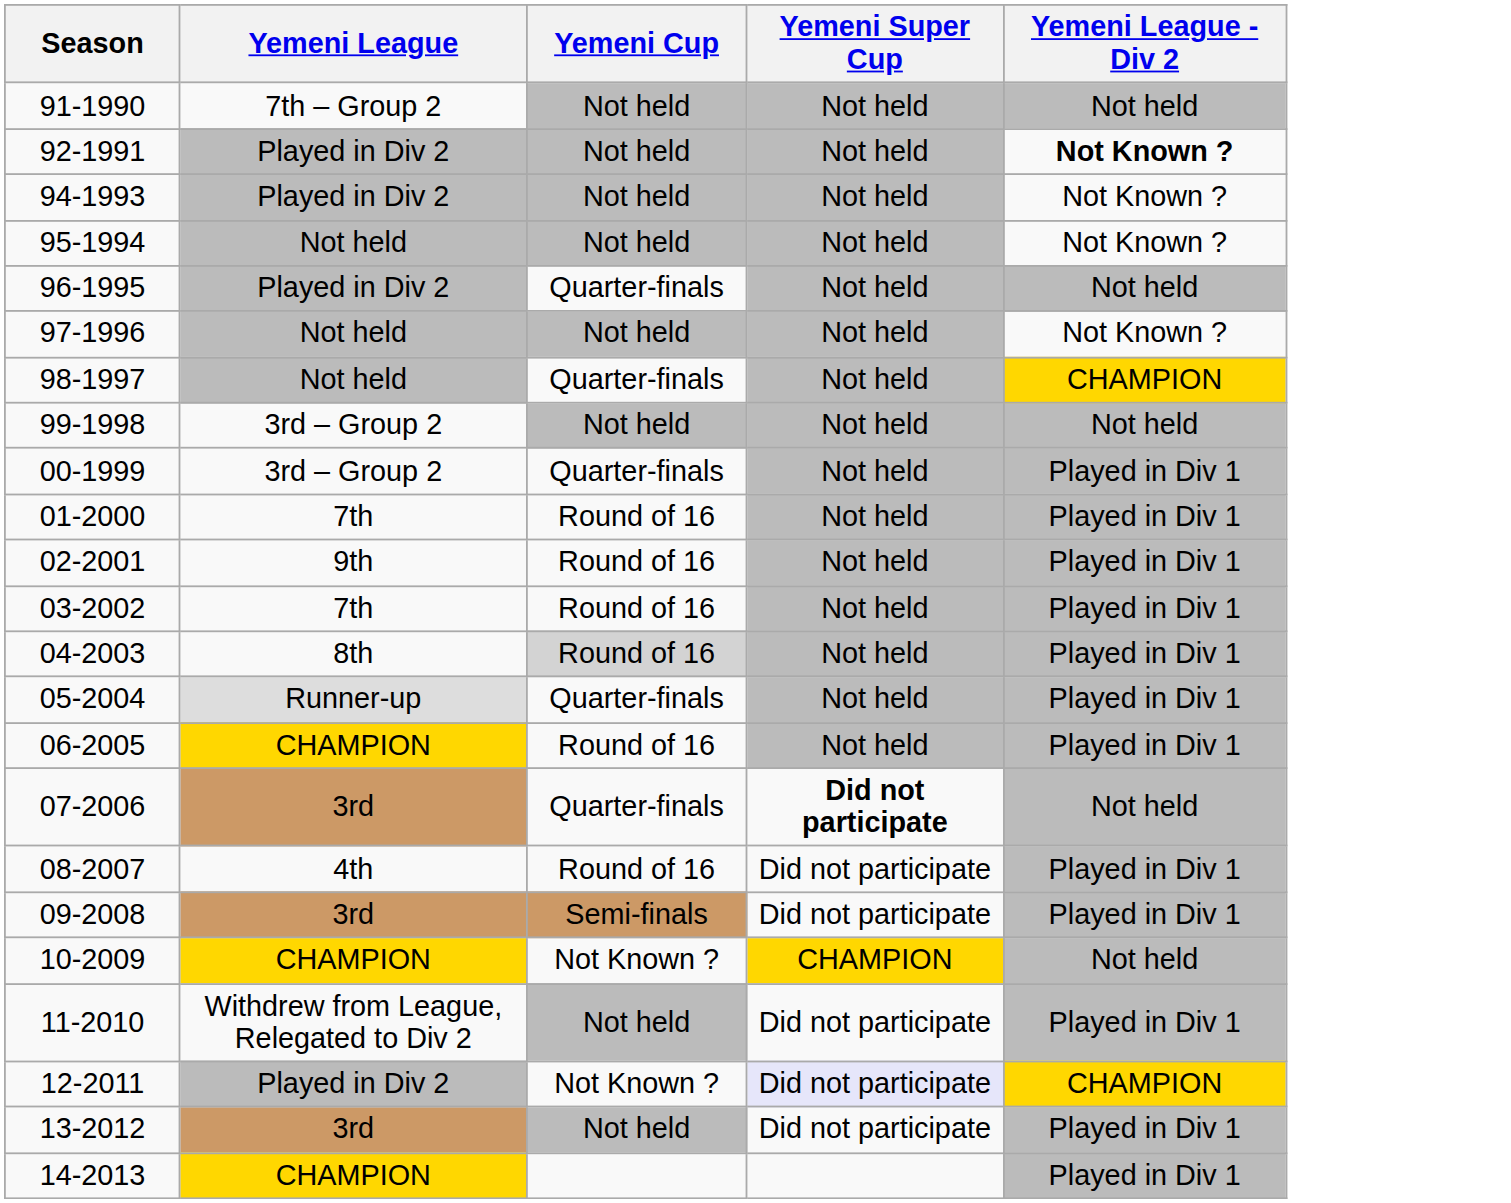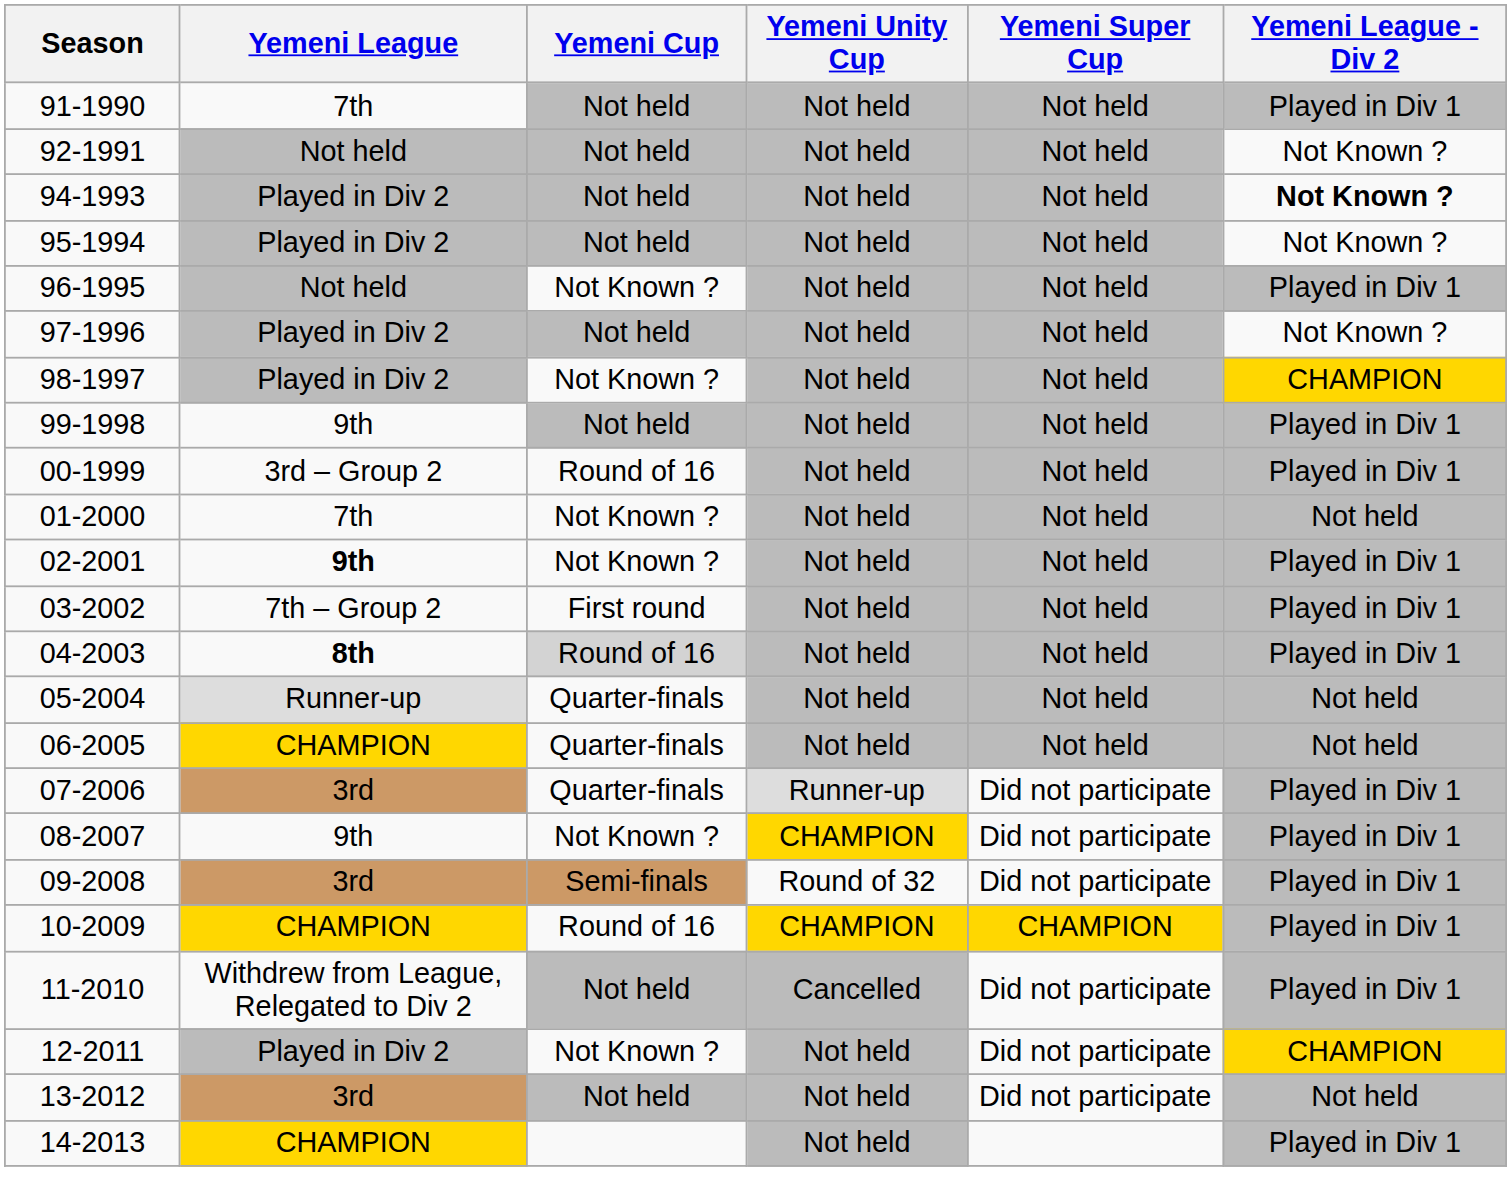+ column: (857, 43)
(353, 105) 7th – Group 2 -> (353, 105) 7th
(1145, 105) Not held -> (1365, 105) Played in Div 1
(353, 151) Played in Div 2 -> (353, 151) Not held
(1145, 151) bold -> (1365, 151) normal
(1145, 196) normal -> (1365, 196) bold
(353, 242) Not held -> (353, 242) Played in Div 2
(353, 288) Played in Div 2 -> (353, 288) Not held
(637, 288) Quarter-finals -> (637, 288) Not Known ?
(1145, 288) Not held -> (1365, 288) Played in Div 1
(353, 333) Not held -> (353, 333) Played in Div 2
(353, 379) Not held -> (353, 379) Played in Div 2
(637, 379) Quarter-finals -> (637, 379) Not Known ?
(353, 425) 3rd – Group 2 -> (353, 425) 9th
(1145, 425) Not held -> (1365, 425) Played in Div 1
(637, 470) Quarter-finals -> (637, 470) Round of 16
(637, 516) Round of 16 -> (637, 516) Not Known ?
(1145, 516) Played in Div 1 -> (1365, 516) Not held
(353, 562) normal -> (353, 562) bold
(637, 562) Round of 16 -> (637, 562) Not Known ?
(353, 607) 7th -> (353, 607) 7th – Group 2
(637, 607) Round of 16 -> (637, 607) First round
(353, 653) normal -> (353, 653) bold
(1145, 699) Played in Div 1 -> (1365, 699) Not held
(637, 744) Round of 16 -> (637, 744) Quarter-finals
(1145, 744) Played in Div 1 -> (1365, 744) Not held
(875, 806) bold -> (1095, 790) normal
(1145, 806) Not held -> (1365, 790) Played in Div 1
(353, 868) 4th -> (353, 836) 9th
(637, 868) Round of 16 -> (637, 836) Not Known ?
(637, 959) Not Known ? -> (637, 927) Round of 16
(1145, 959) Not held -> (1365, 927) Played in Div 1
(875, 1083) lavender background -> (1095, 1051) no background
(1145, 1129) Played in Div 1 -> (1365, 1096) Not held
